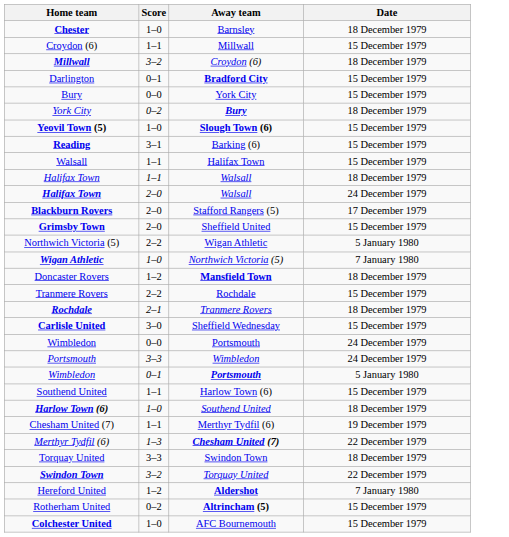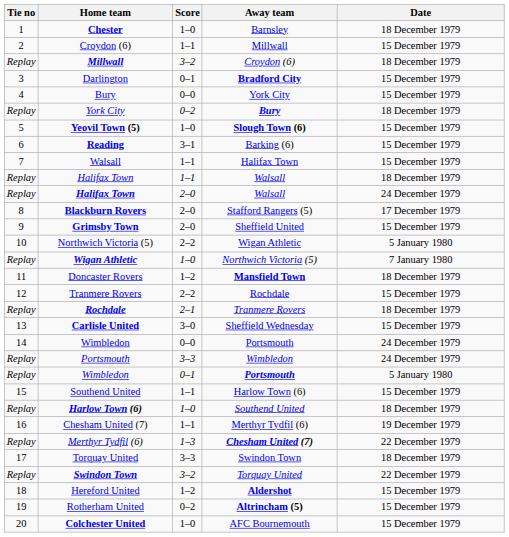+ column: (21, 12)
(387, 491) 7 January 1980 -> (421, 491) 15 December 1979
